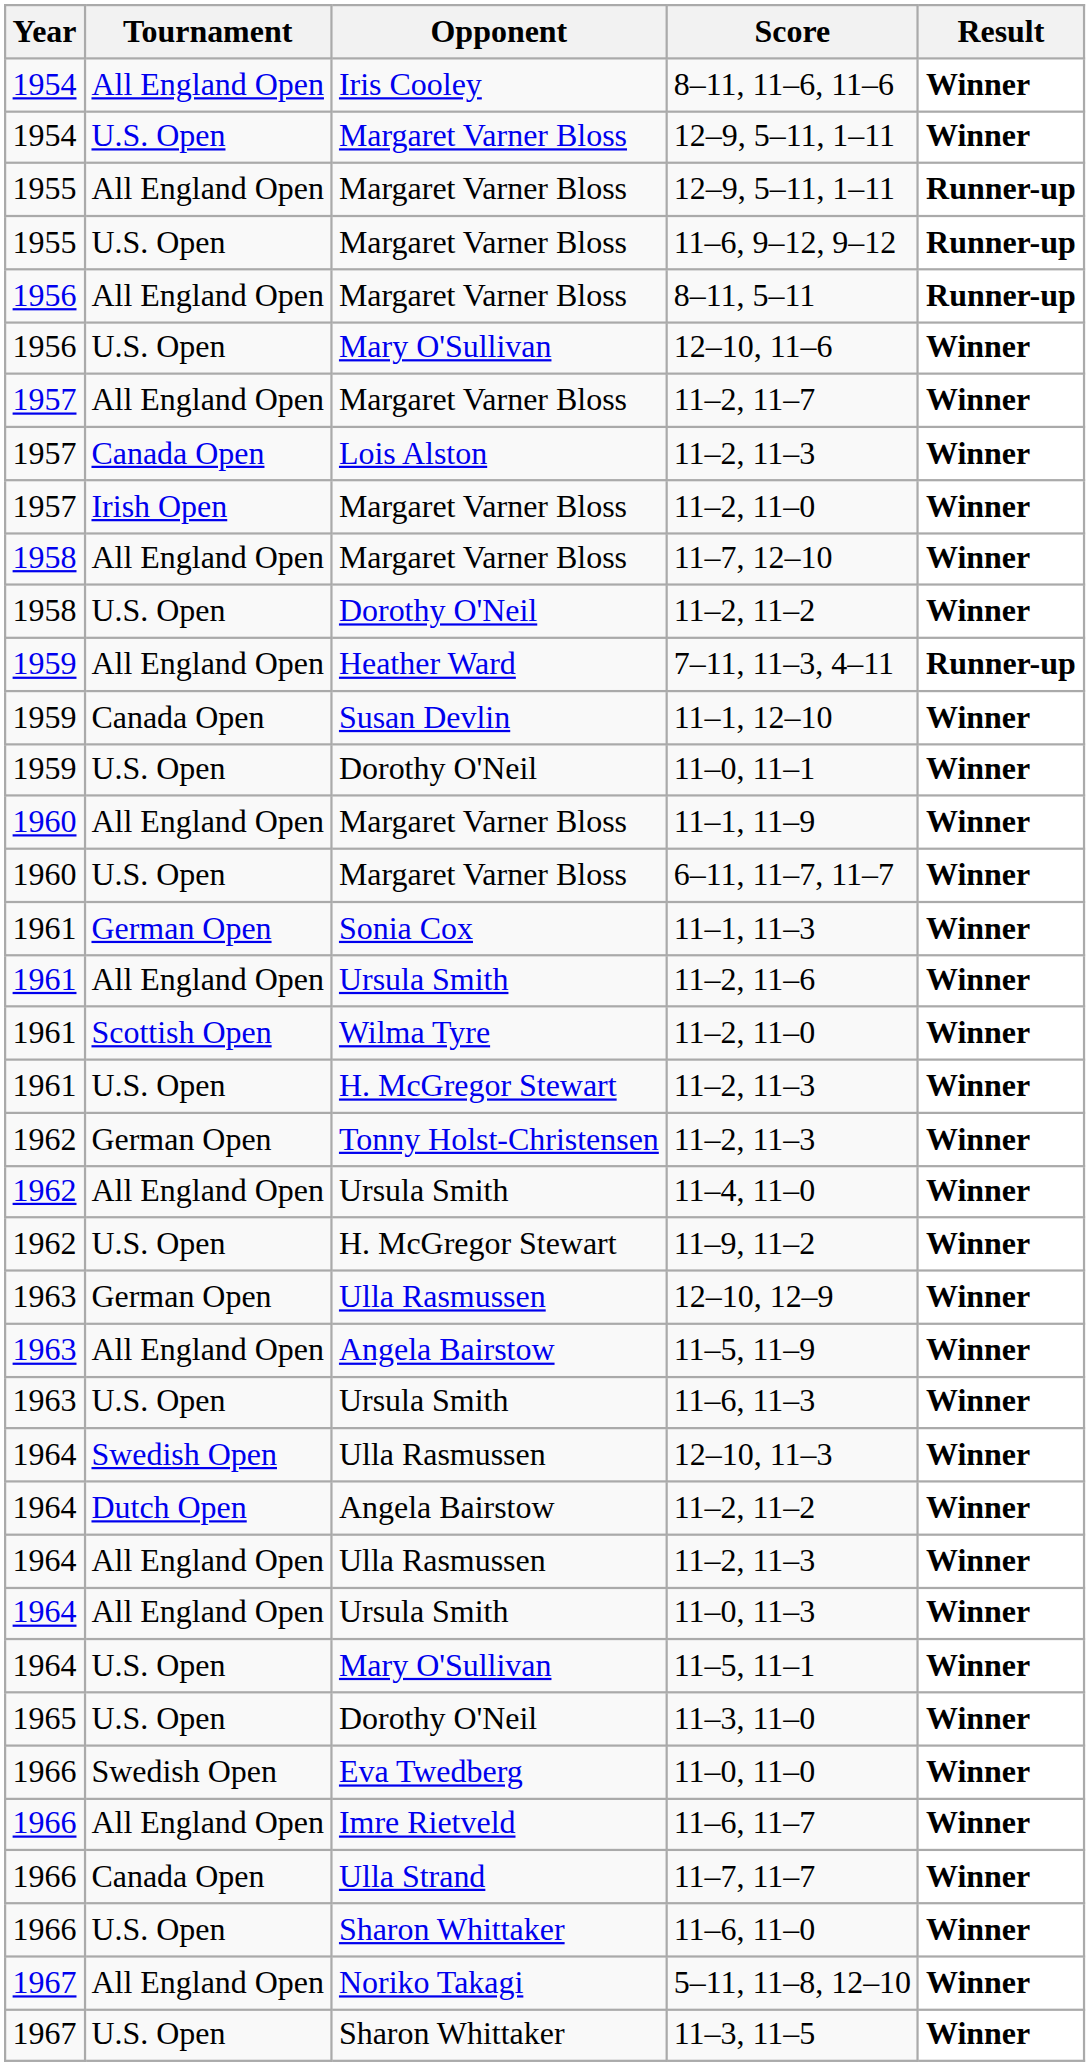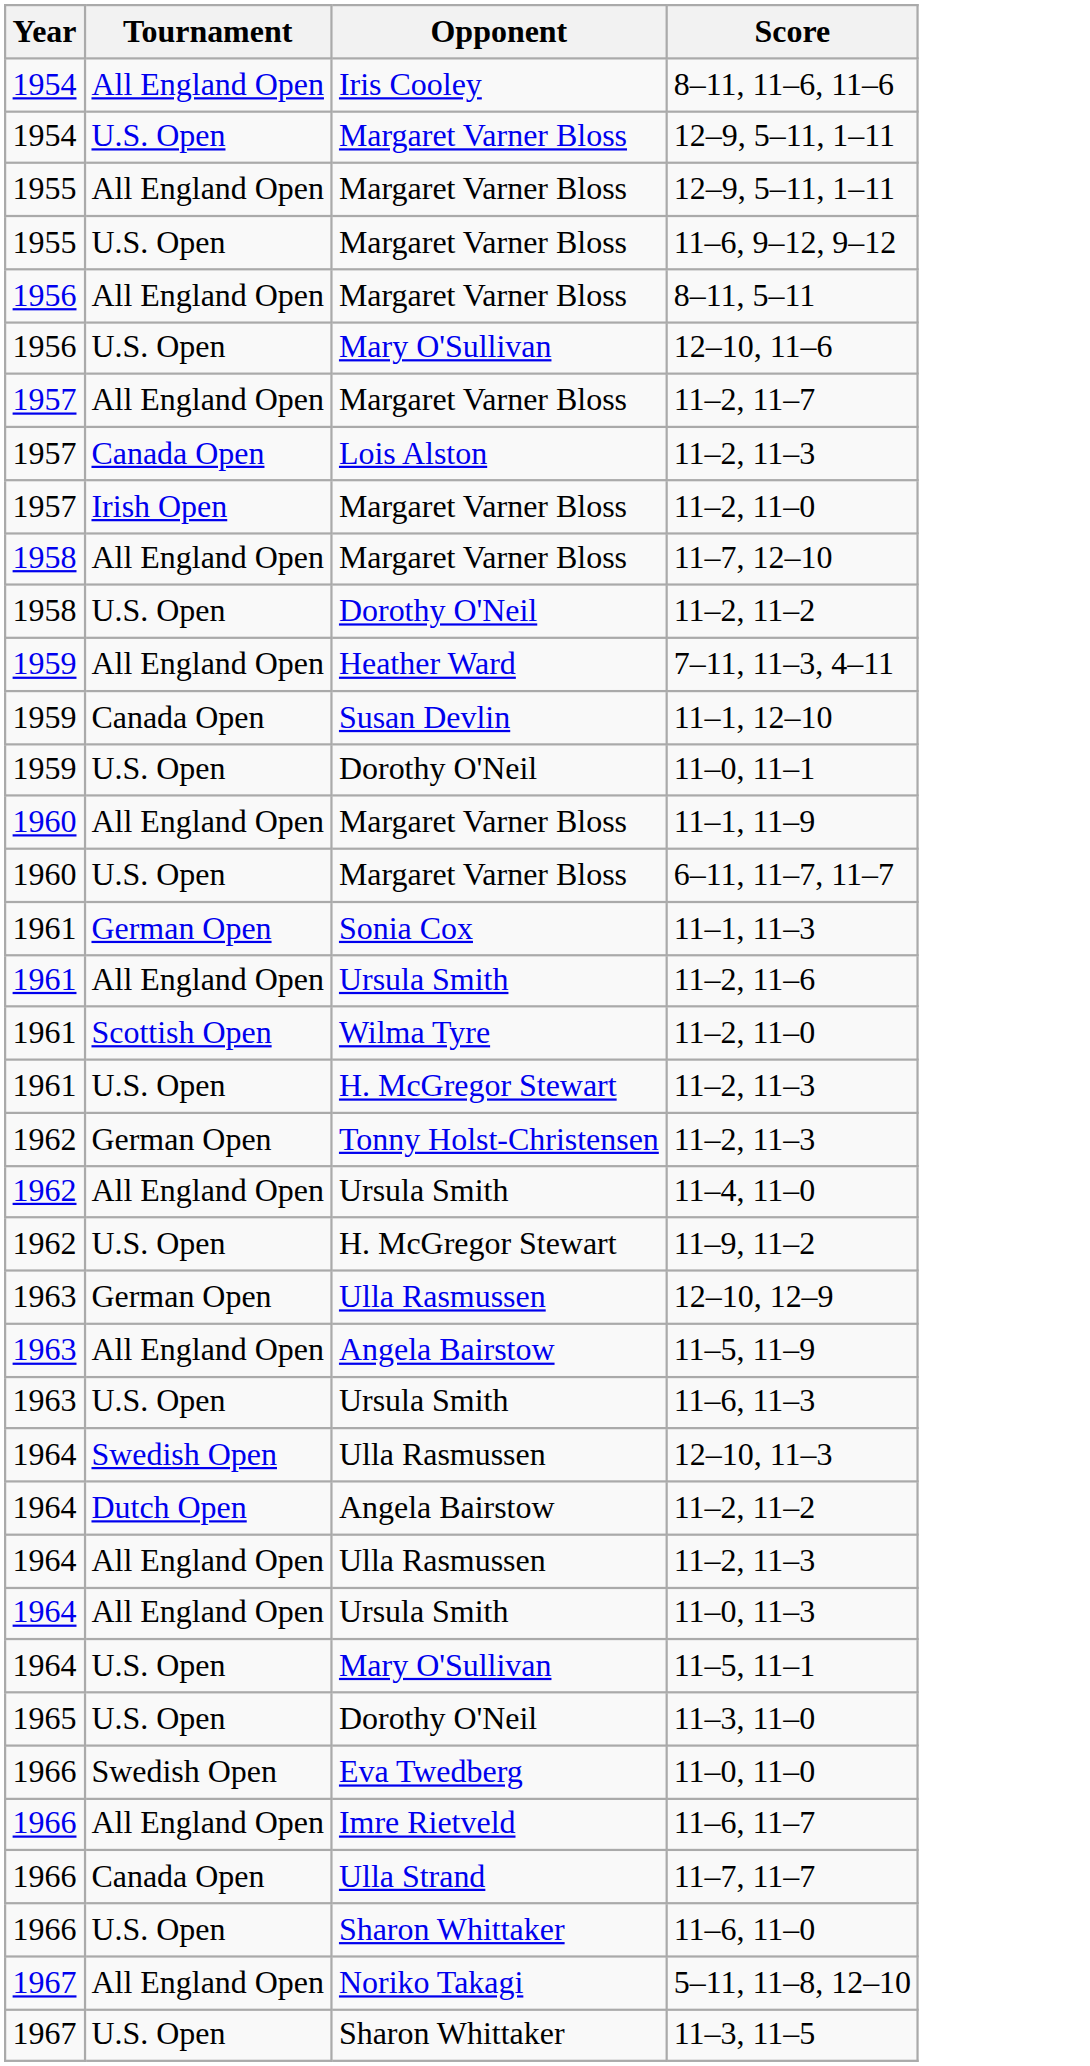- column: (1001, 31)
